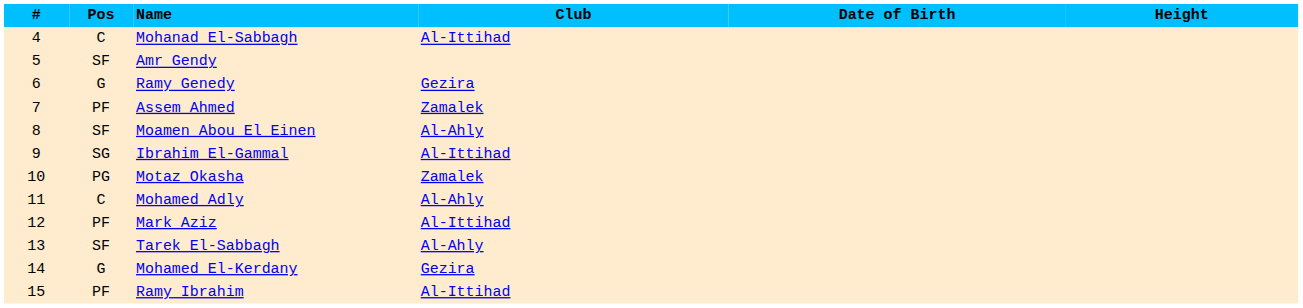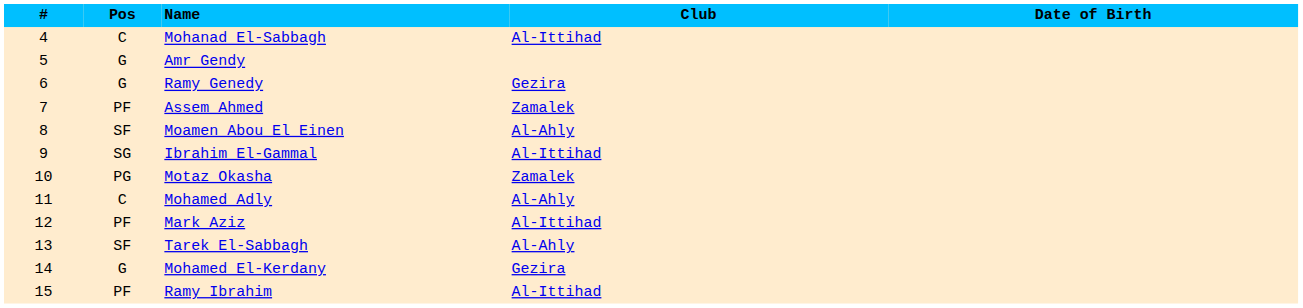- column: (1182, 16)
(101, 62) SF -> (122, 62) G
